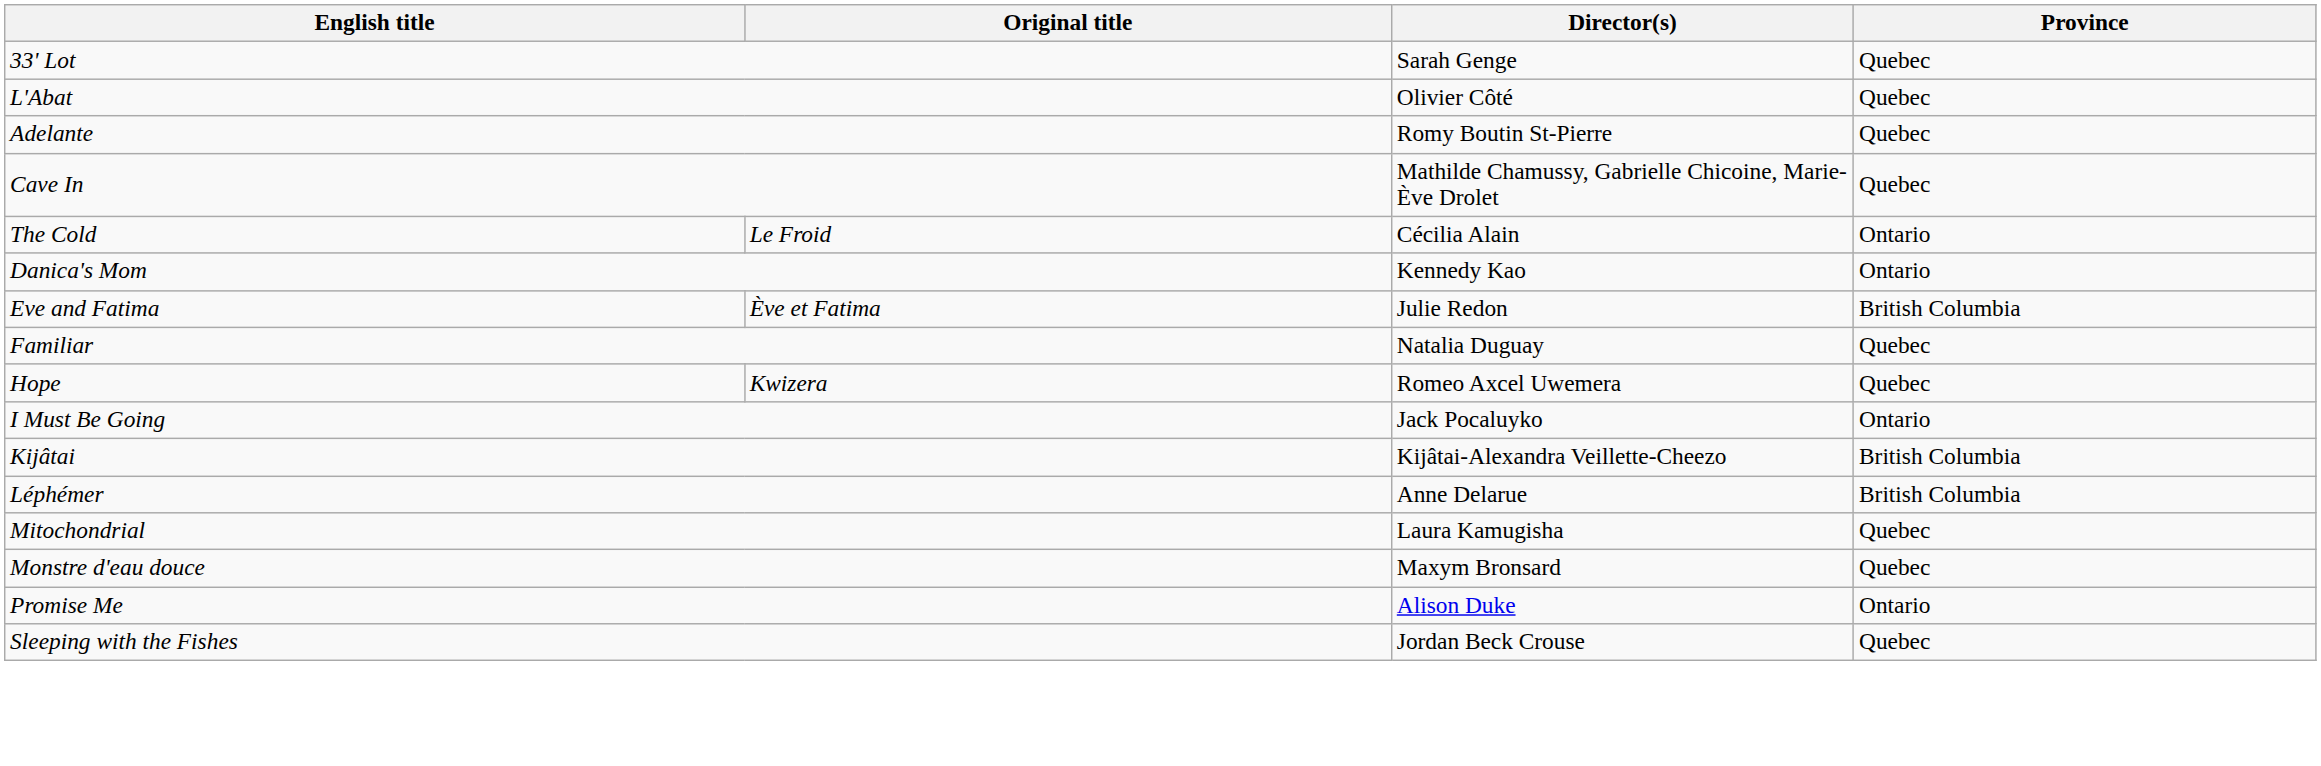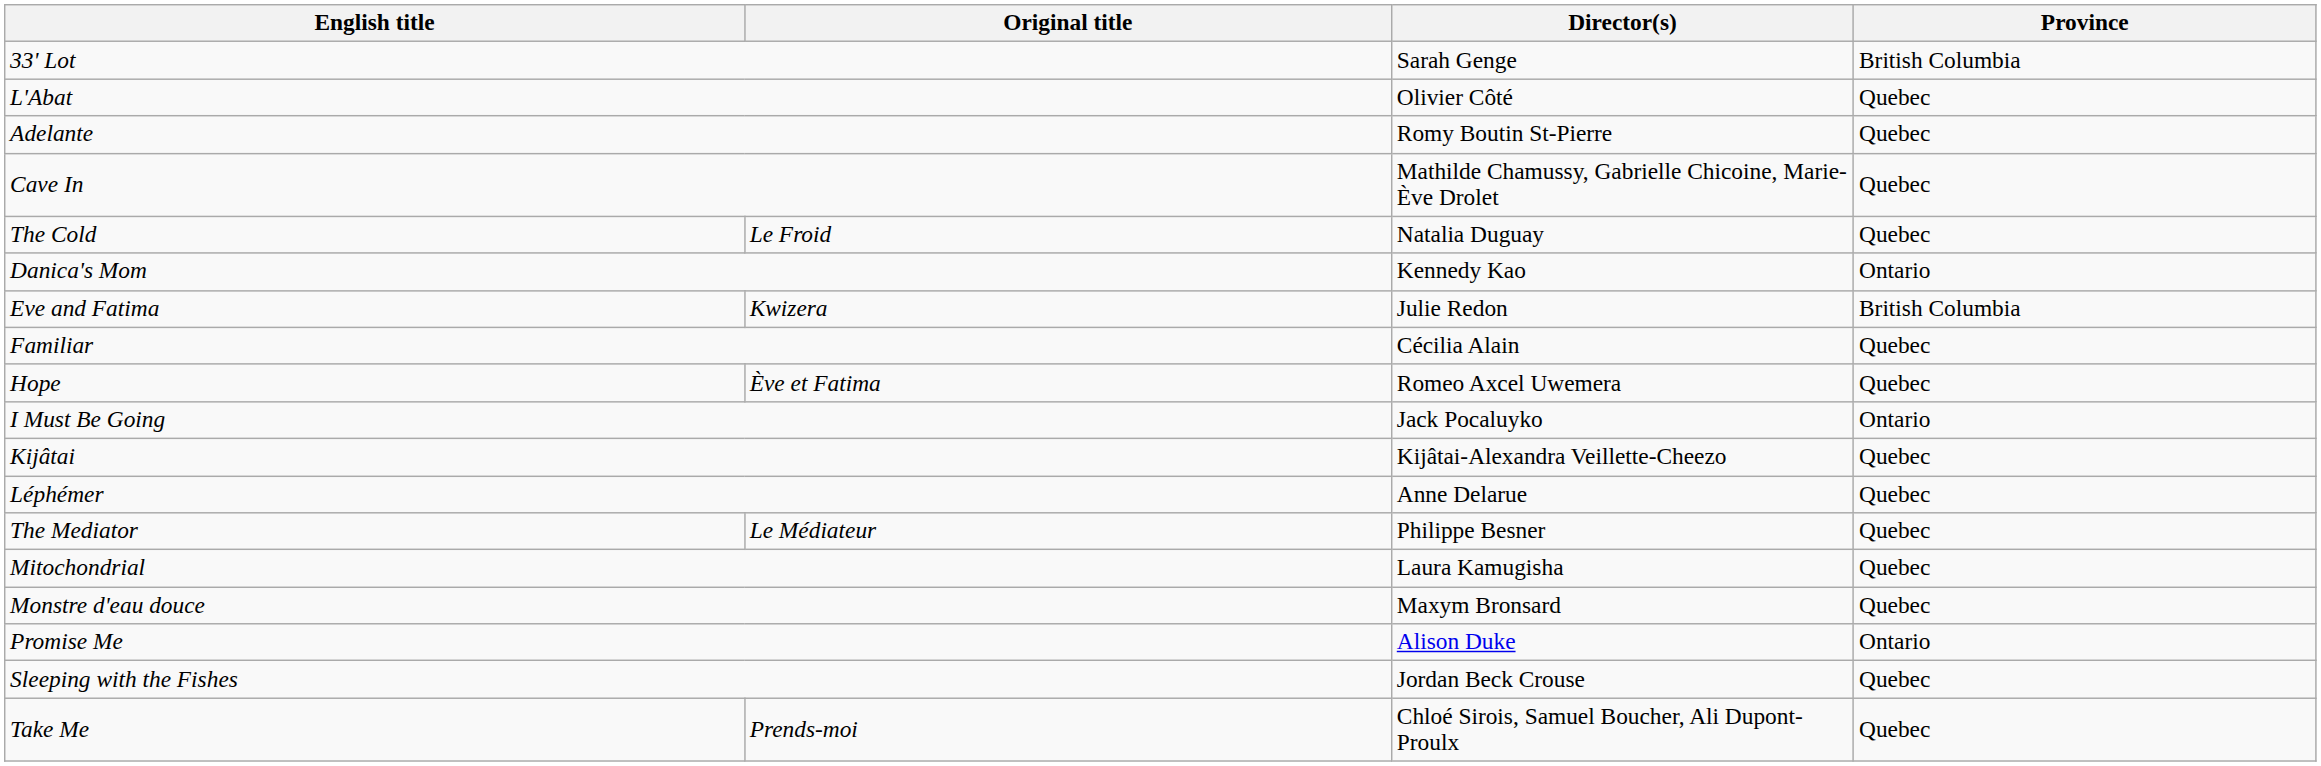(1895, 60) Quebec -> (1940, 60) British Columbia
(1458, 234) Cécilia Alain -> (1470, 234) Natalia Duguay
(1895, 234) Ontario -> (1895, 234) Quebec
(815, 308) Ève et Fatima -> (789, 308) Kwizera
(1470, 345) Natalia Duguay -> (1458, 345) Cécilia Alain
(789, 382) Kwizera -> (815, 382) Ève et Fatima
(1940, 456) British Columbia -> (1895, 456) Quebec
(1940, 493) British Columbia -> (1895, 493) Quebec
+ row: (74, 530)
+ row: (50, 729)
